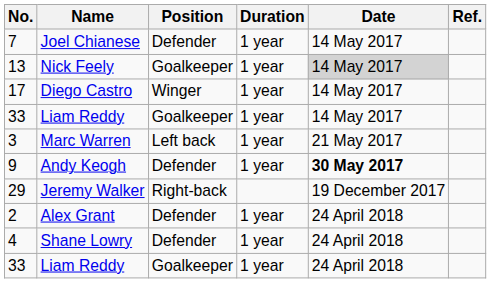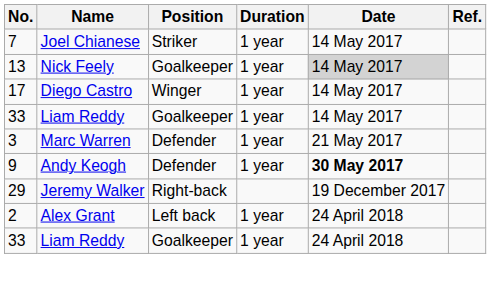(184, 41) Defender -> (174, 41) Striker
(184, 141) Left back -> (184, 141) Defender
(184, 215) Defender -> (184, 215) Left back
- row: (12, 240)
